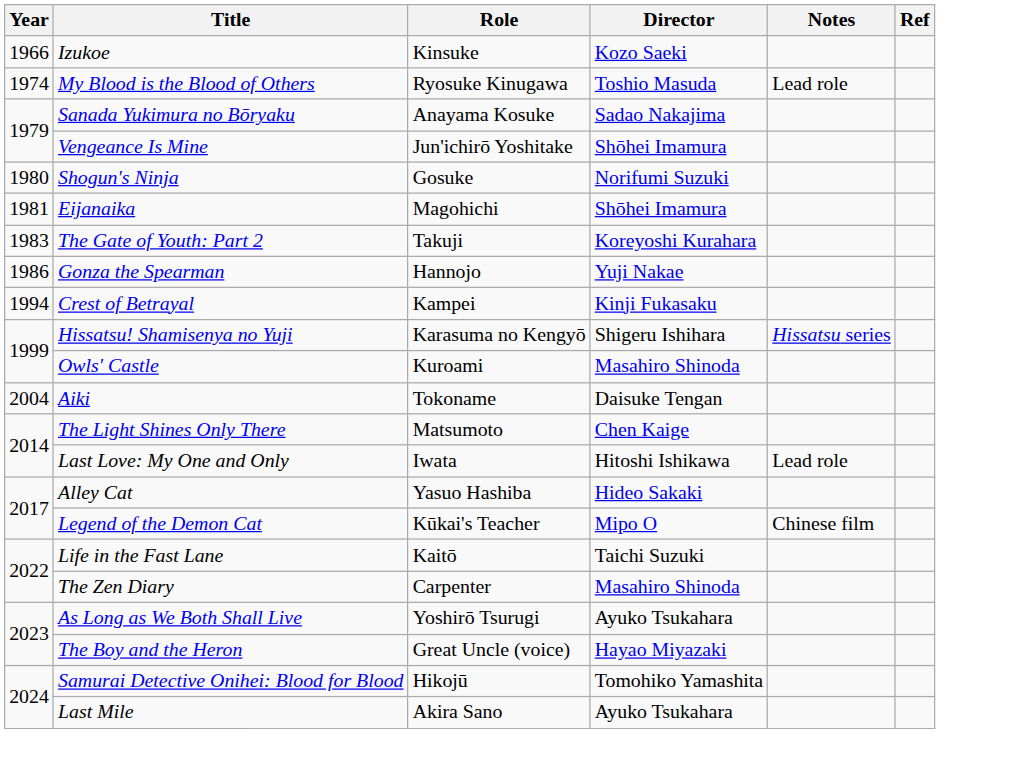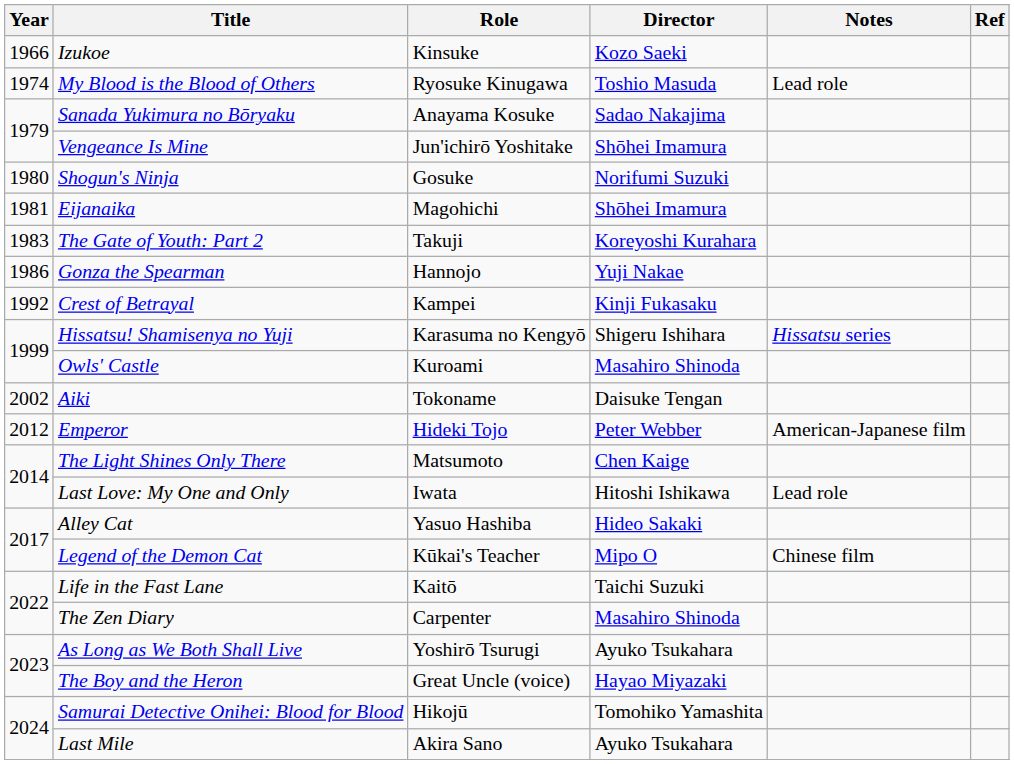(29, 303) 1994 -> (29, 303) 1992
(29, 397) 2004 -> (29, 397) 2002
+ row: (93, 429)
